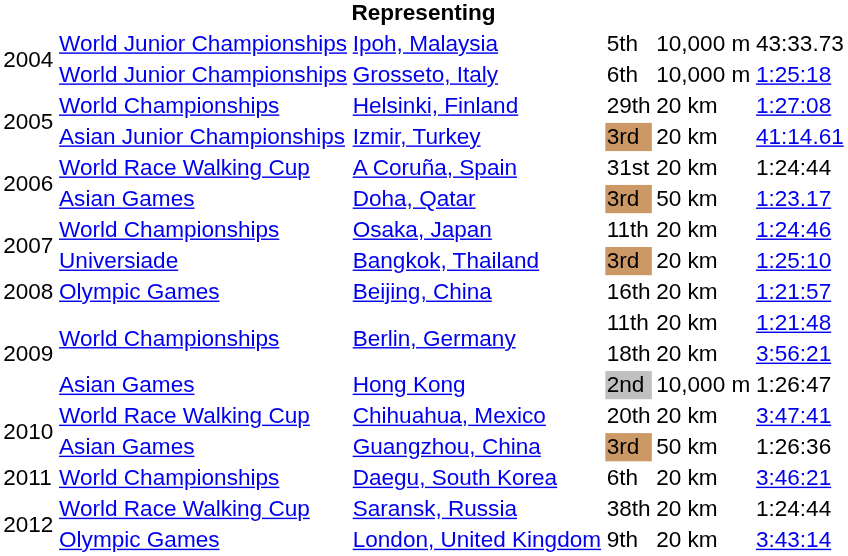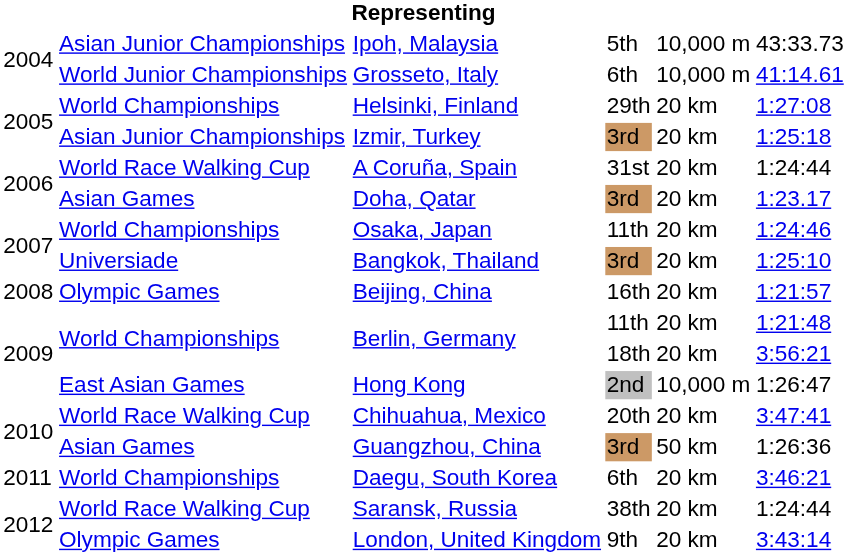(203, 43) World Junior Championships -> (202, 43) Asian Junior Championships
(794, 74) 1:25:18 -> (800, 74) 41:14.61
(800, 136) 41:14.61 -> (794, 136) 1:25:18
(687, 198) 50 km -> (687, 198) 20 km
(127, 384) Asian Games -> (152, 384) East Asian Games
